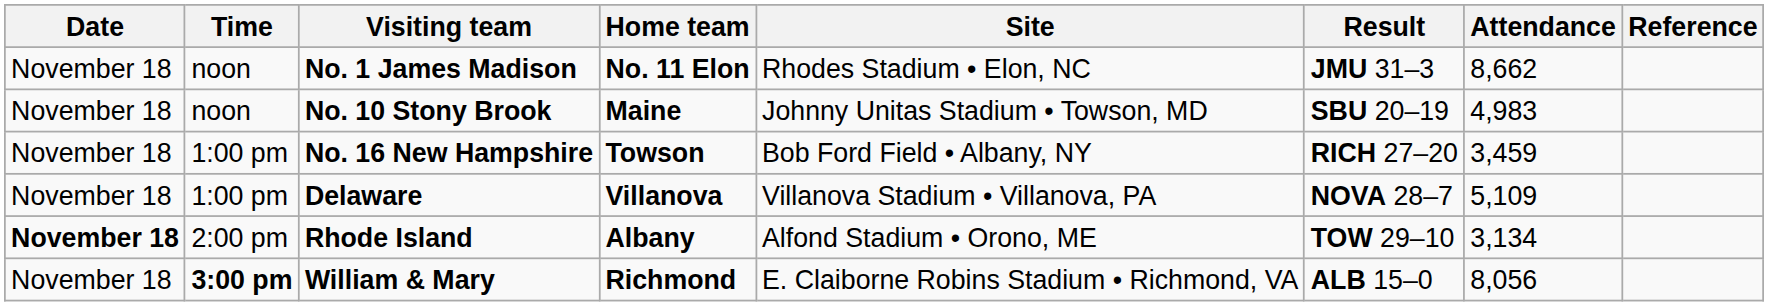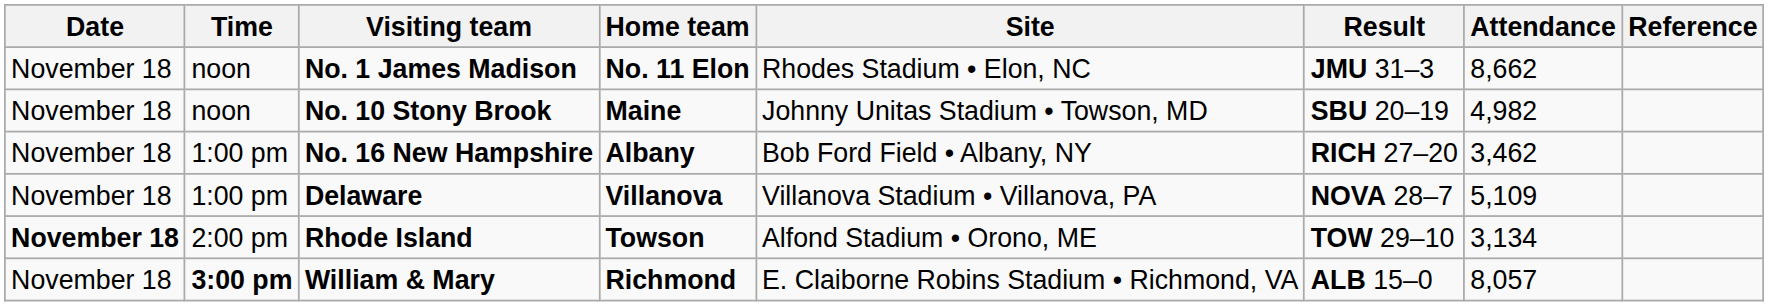(1504, 111) 4,983 -> (1504, 111) 4,982
(655, 153) Towson -> (650, 153) Albany
(1504, 153) 3,459 -> (1504, 153) 3,462
(650, 238) Albany -> (655, 238) Towson
(1504, 280) 8,056 -> (1504, 280) 8,057
